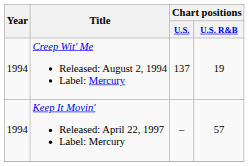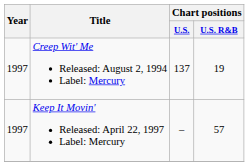(17, 68) 1994 -> (17, 68) 1997
(17, 130) 1994 -> (17, 130) 1997
